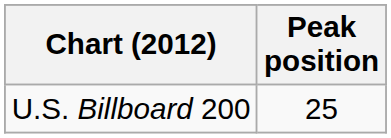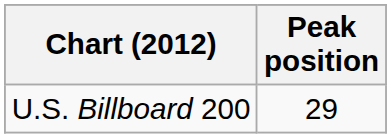(322, 108) 25 -> (322, 108) 29
